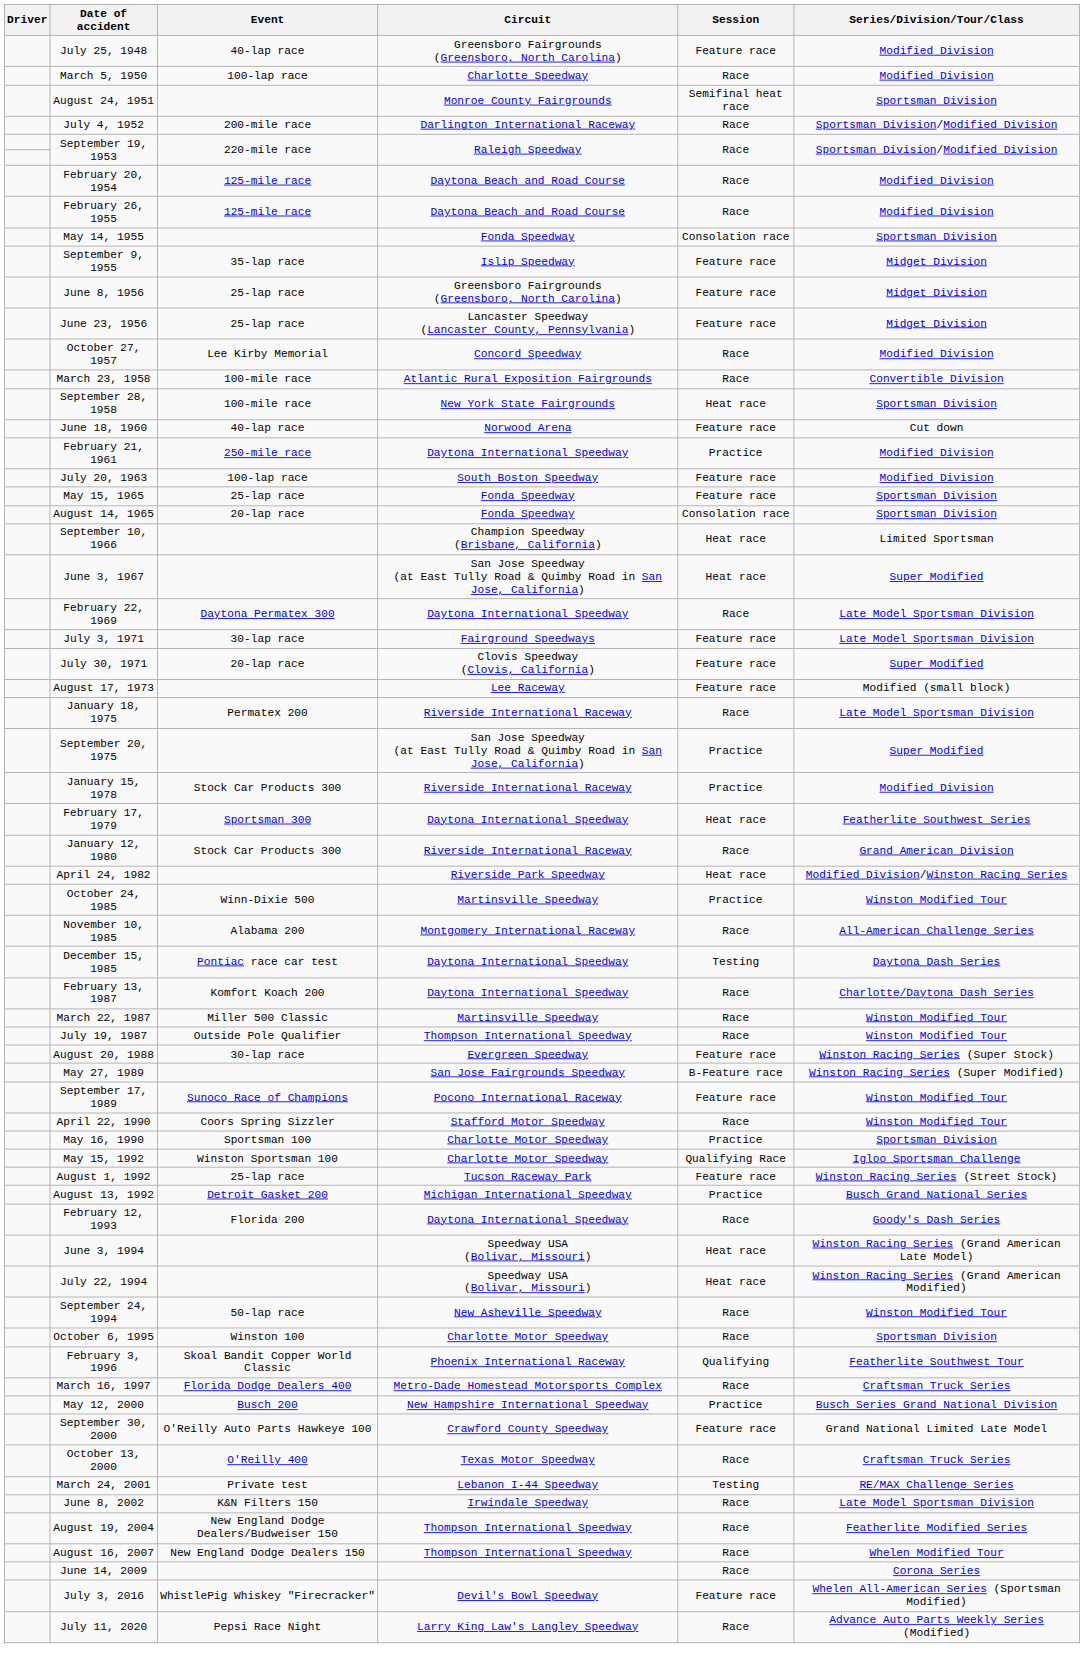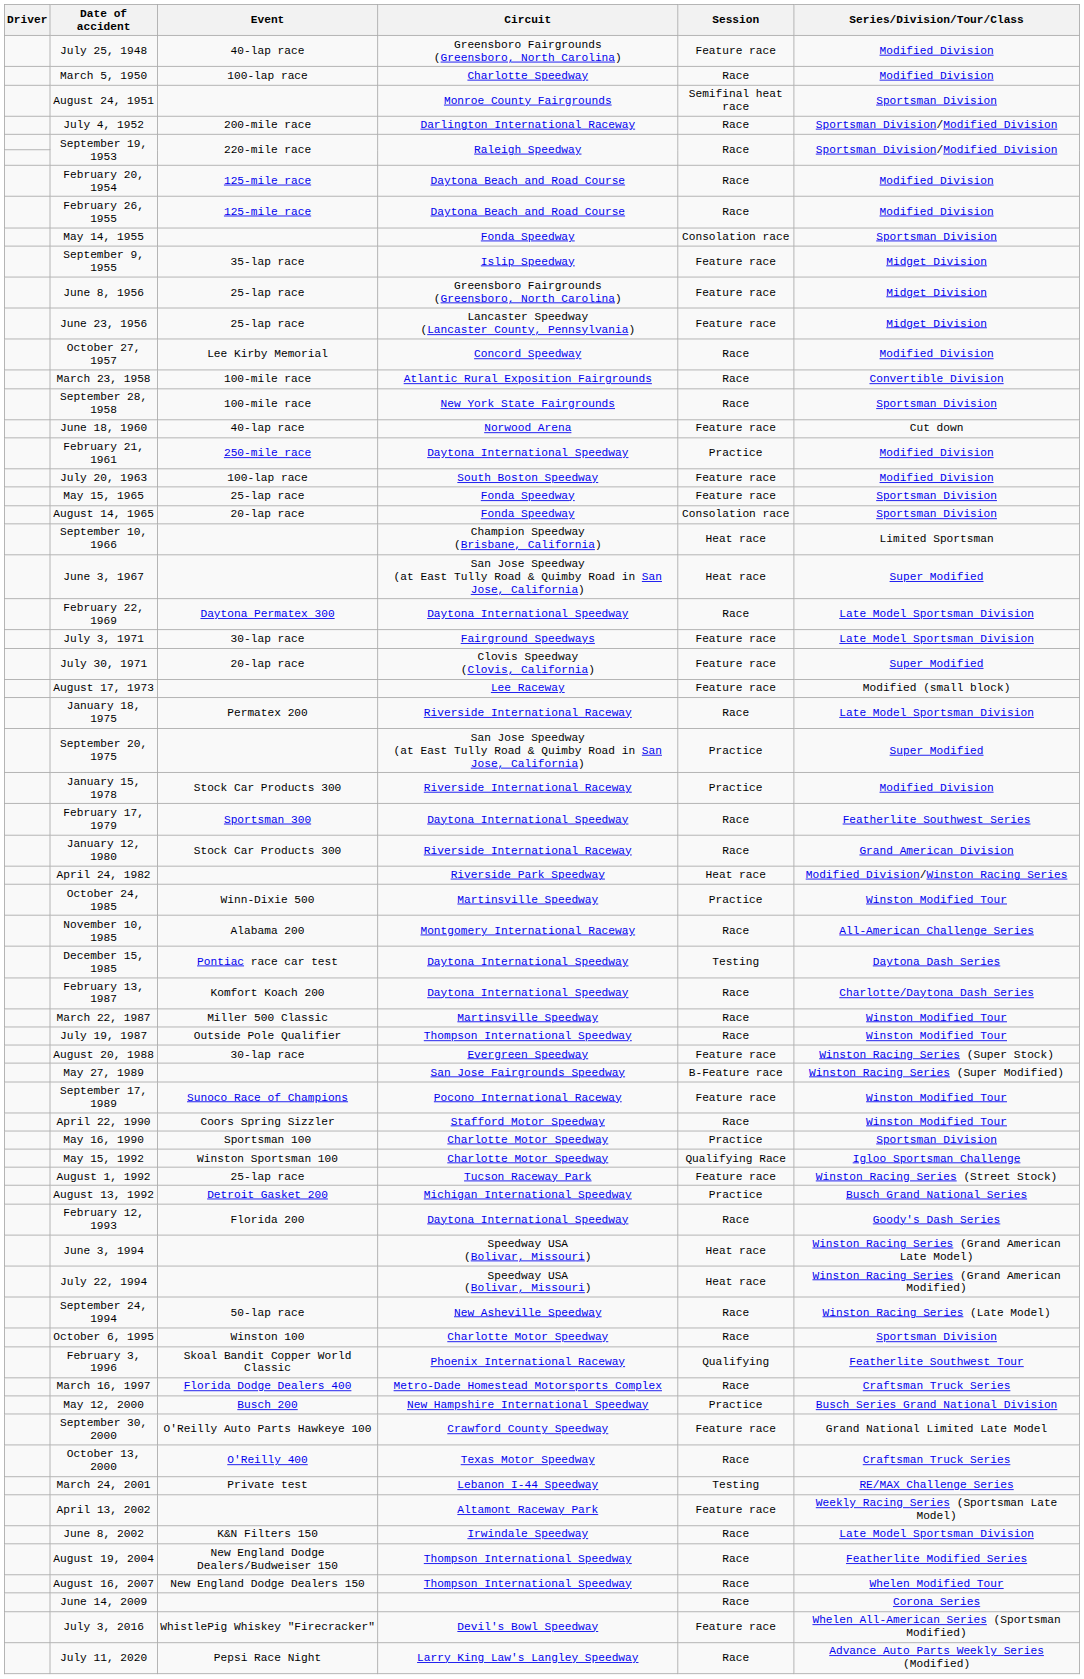(736, 404) Heat race -> (736, 404) Race
(736, 819) Heat race -> (736, 819) Race
(937, 1313) Winston Modified Tour -> (937, 1313) Winston Racing Series (Late Model)
+ row: (104, 1510)
